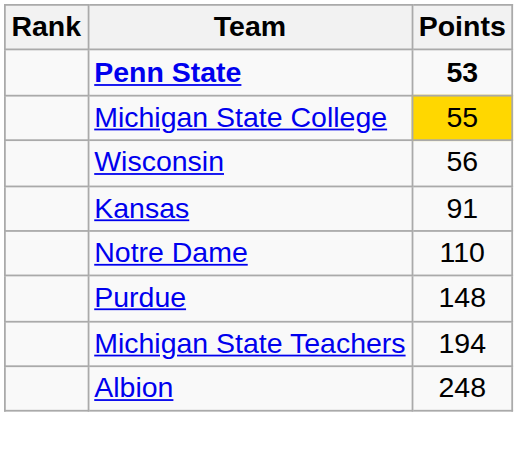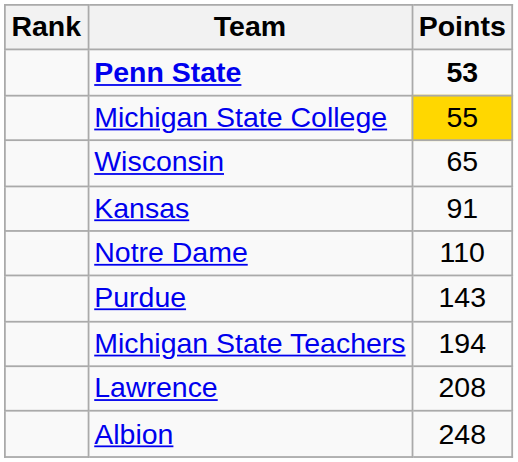(462, 162) 56 -> (462, 162) 65
(462, 298) 148 -> (462, 298) 143
+ row: (156, 388)
